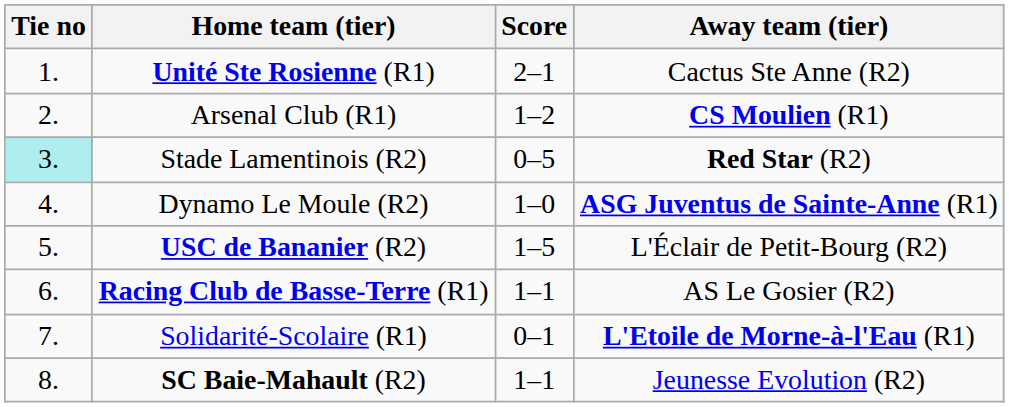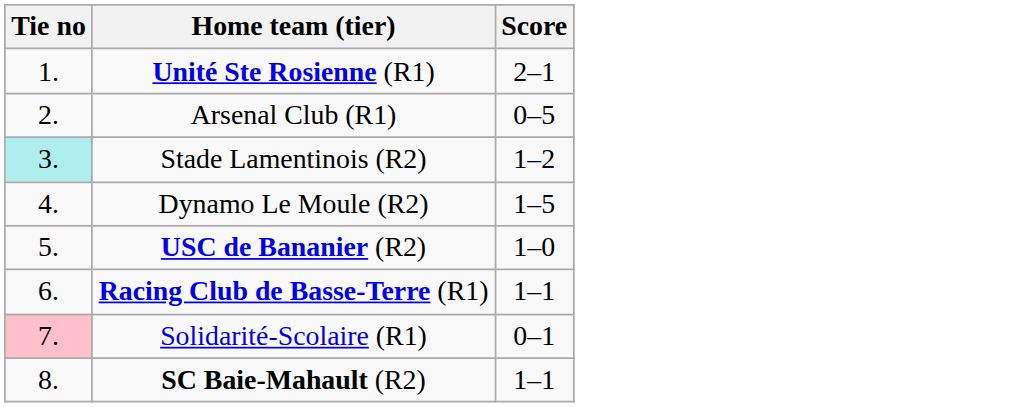- column: (789, 26)
(534, 114) 1–2 -> (534, 114) 0–5
(534, 159) 0–5 -> (534, 159) 1–2
(534, 203) 1–0 -> (534, 203) 1–5
(534, 247) 1–5 -> (534, 247) 1–0
(49, 335) no background -> (49, 335) pink background
